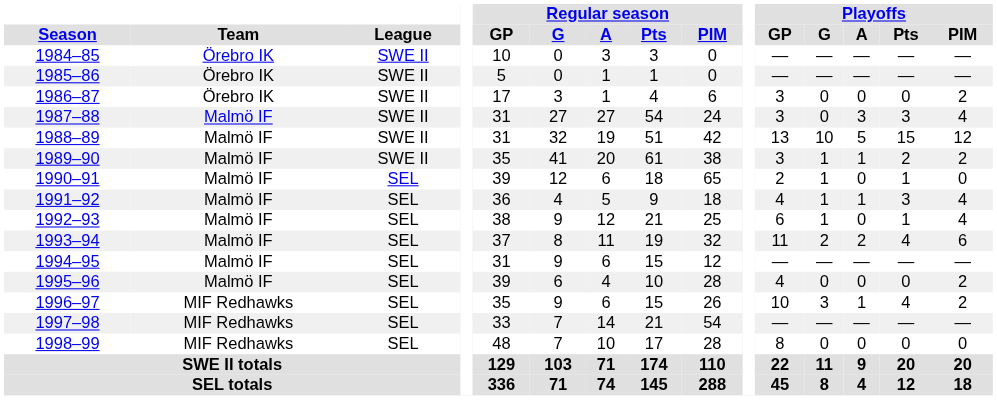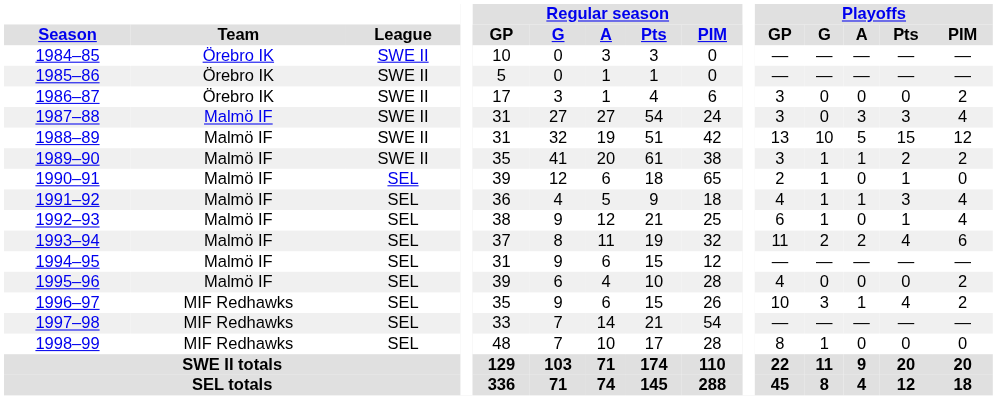(824, 343) 0 -> (824, 343) 1
